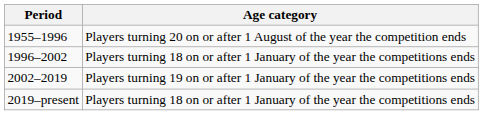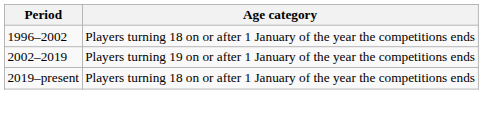- row: (37, 36)
